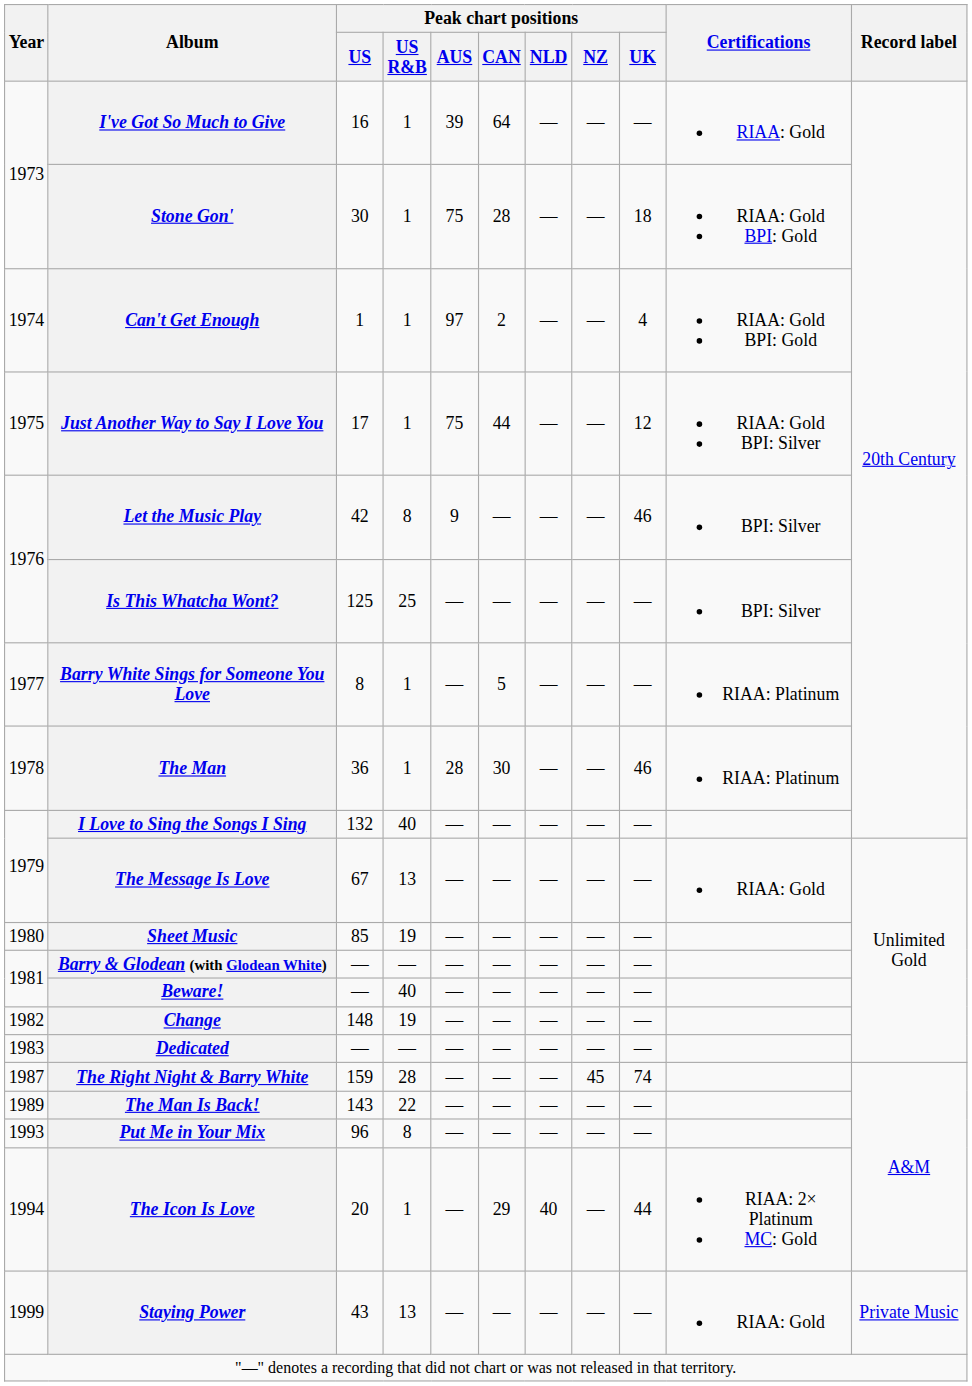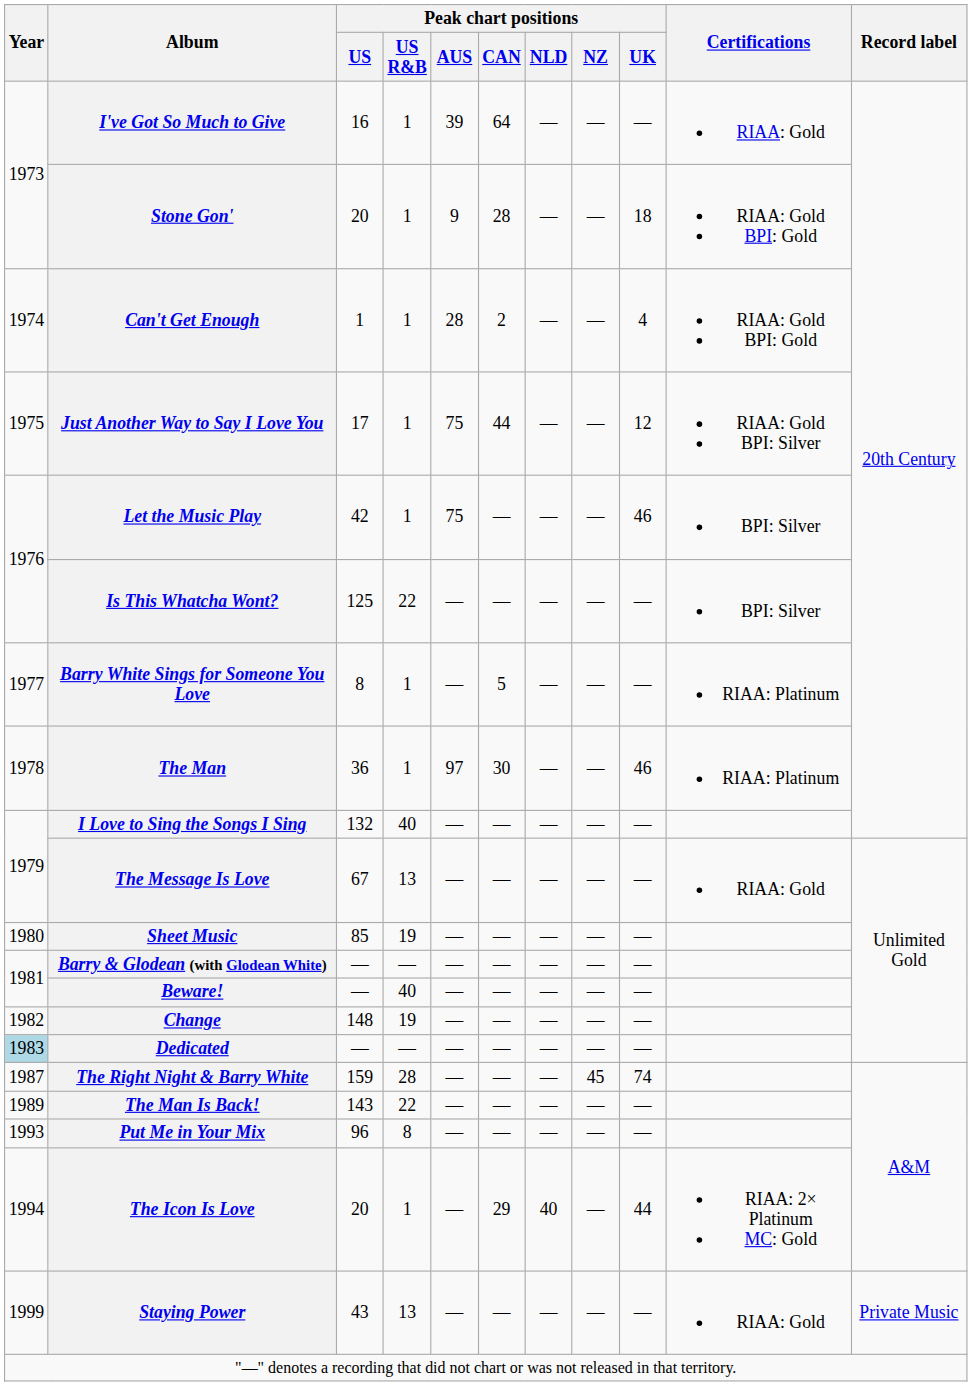(360, 216) 30 -> (360, 216) 20
(454, 216) 75 -> (454, 216) 9
(454, 319) 97 -> (454, 319) 28
(407, 517) 8 -> (407, 517) 1
(454, 517) 9 -> (454, 517) 75
(407, 600) 25 -> (407, 600) 22
(454, 768) 28 -> (454, 768) 97
(26, 1048) no background -> (26, 1048) lightblue background
